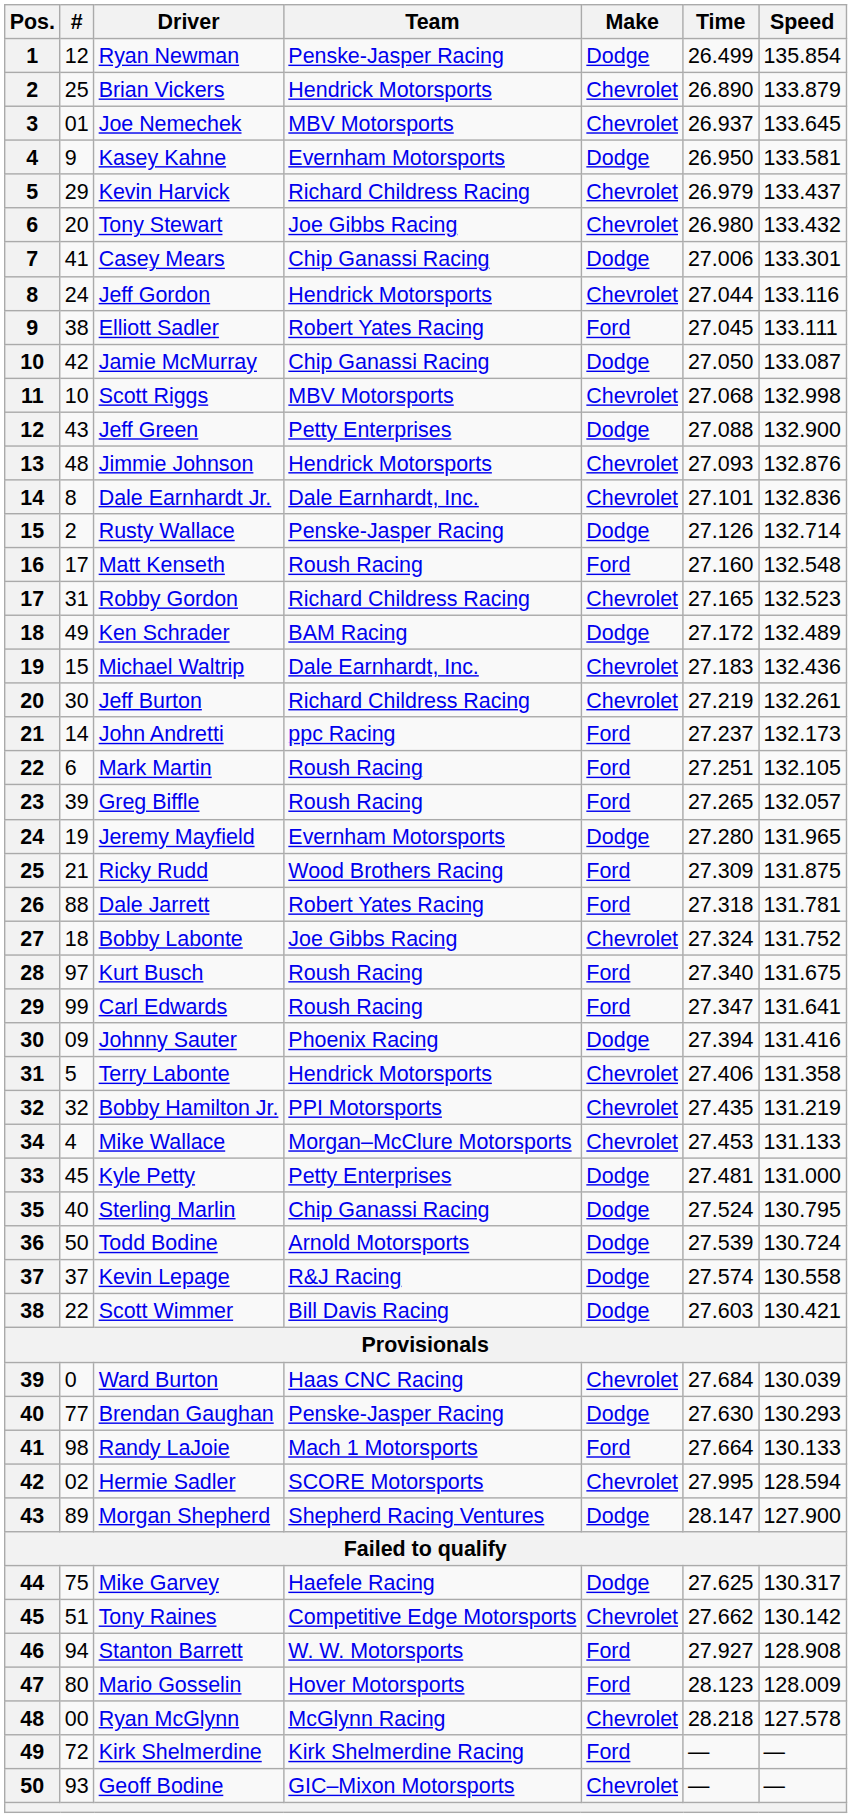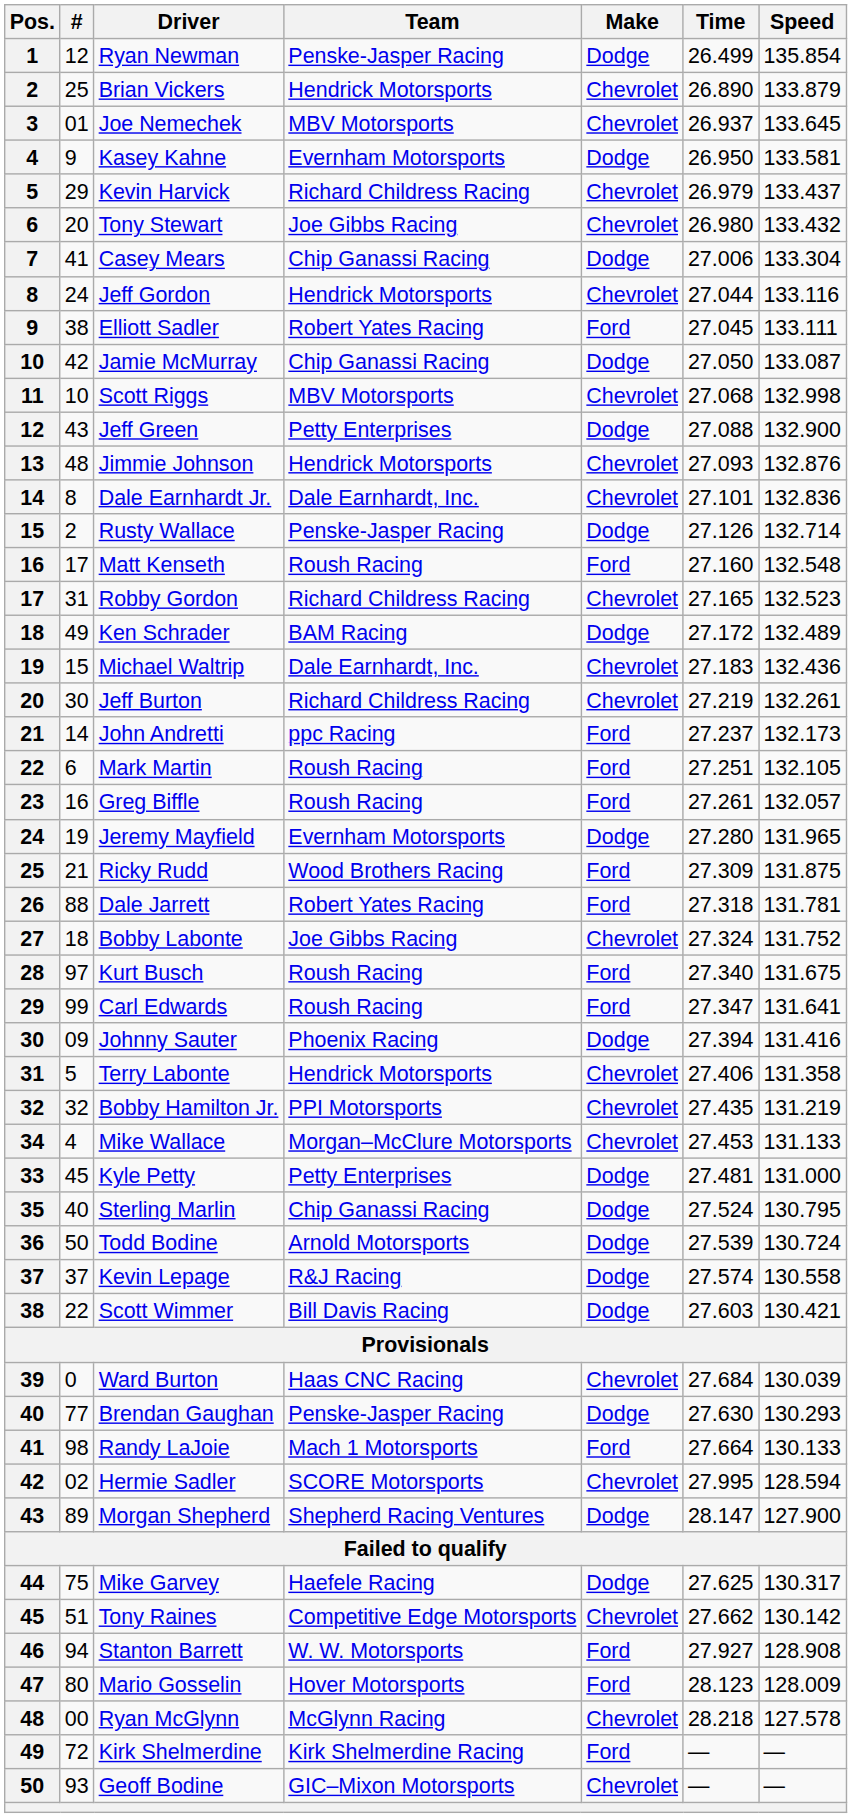(802, 259) 133.301 -> (802, 259) 133.304
(77, 802) 39 -> (77, 802) 16
(721, 802) 27.265 -> (721, 802) 27.261
